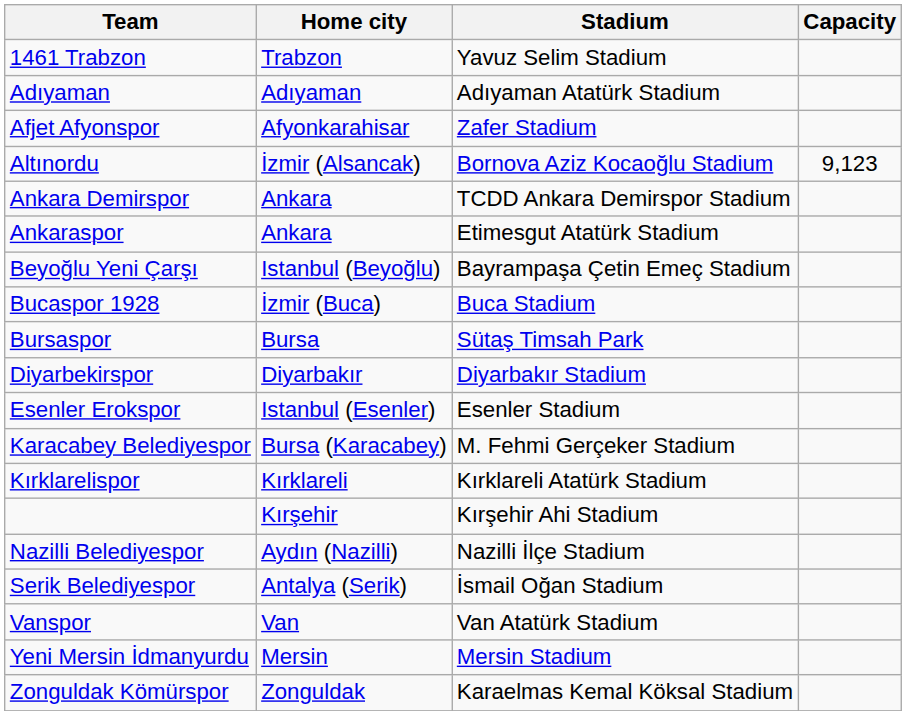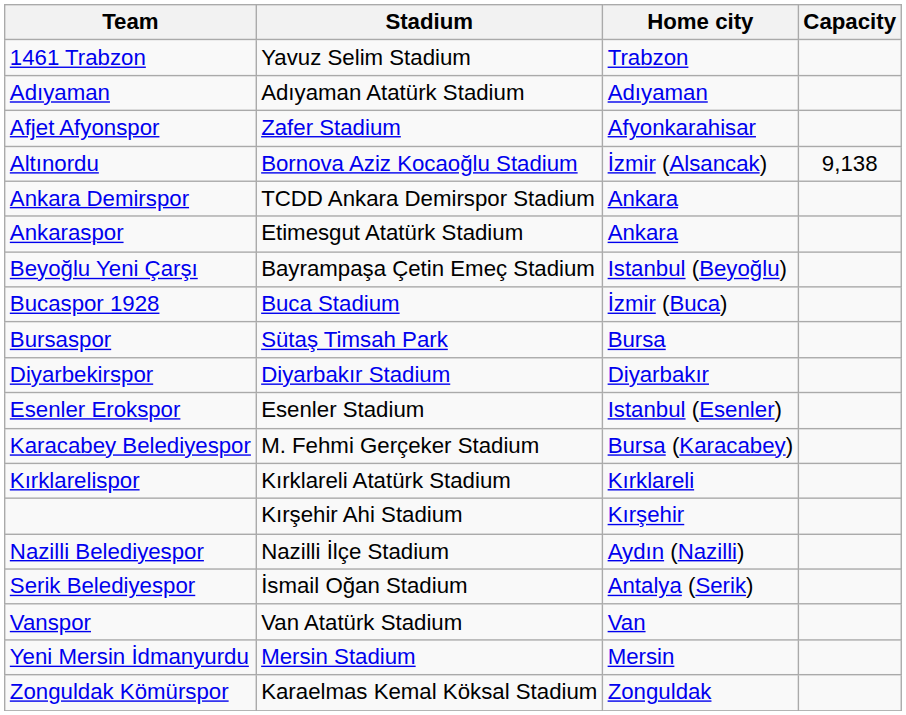columns swapped: (354, 22) <-> (625, 22)
(850, 163) 9,123 -> (850, 163) 9,138
